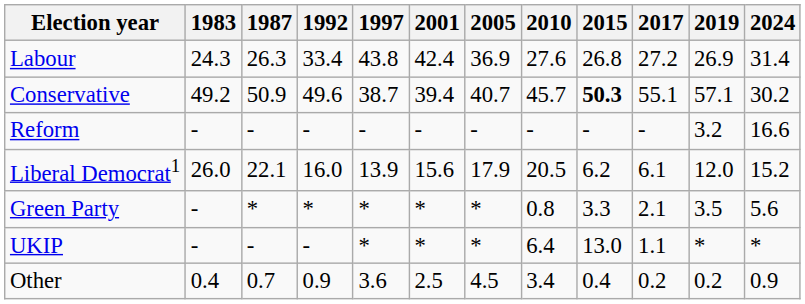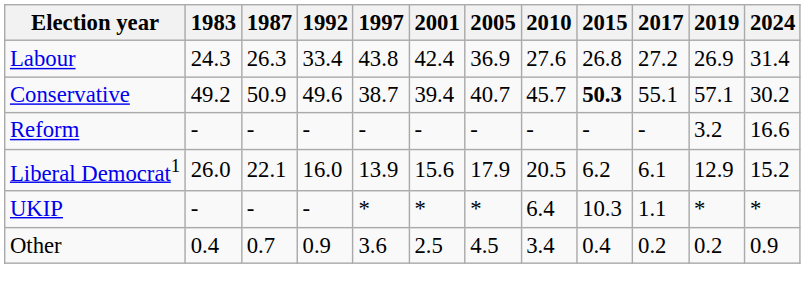(714, 169) 12.0 -> (714, 169) 12.9
- row: (65, 208)
(602, 244) 13.0 -> (602, 208) 10.3
